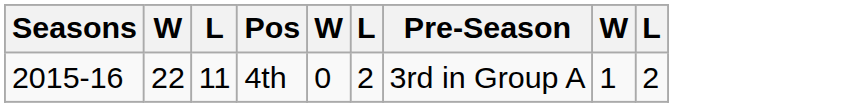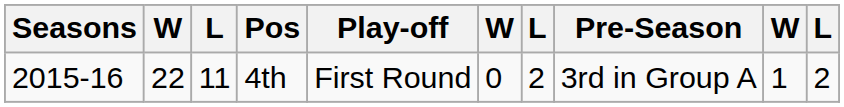+ column: (393, 28)
